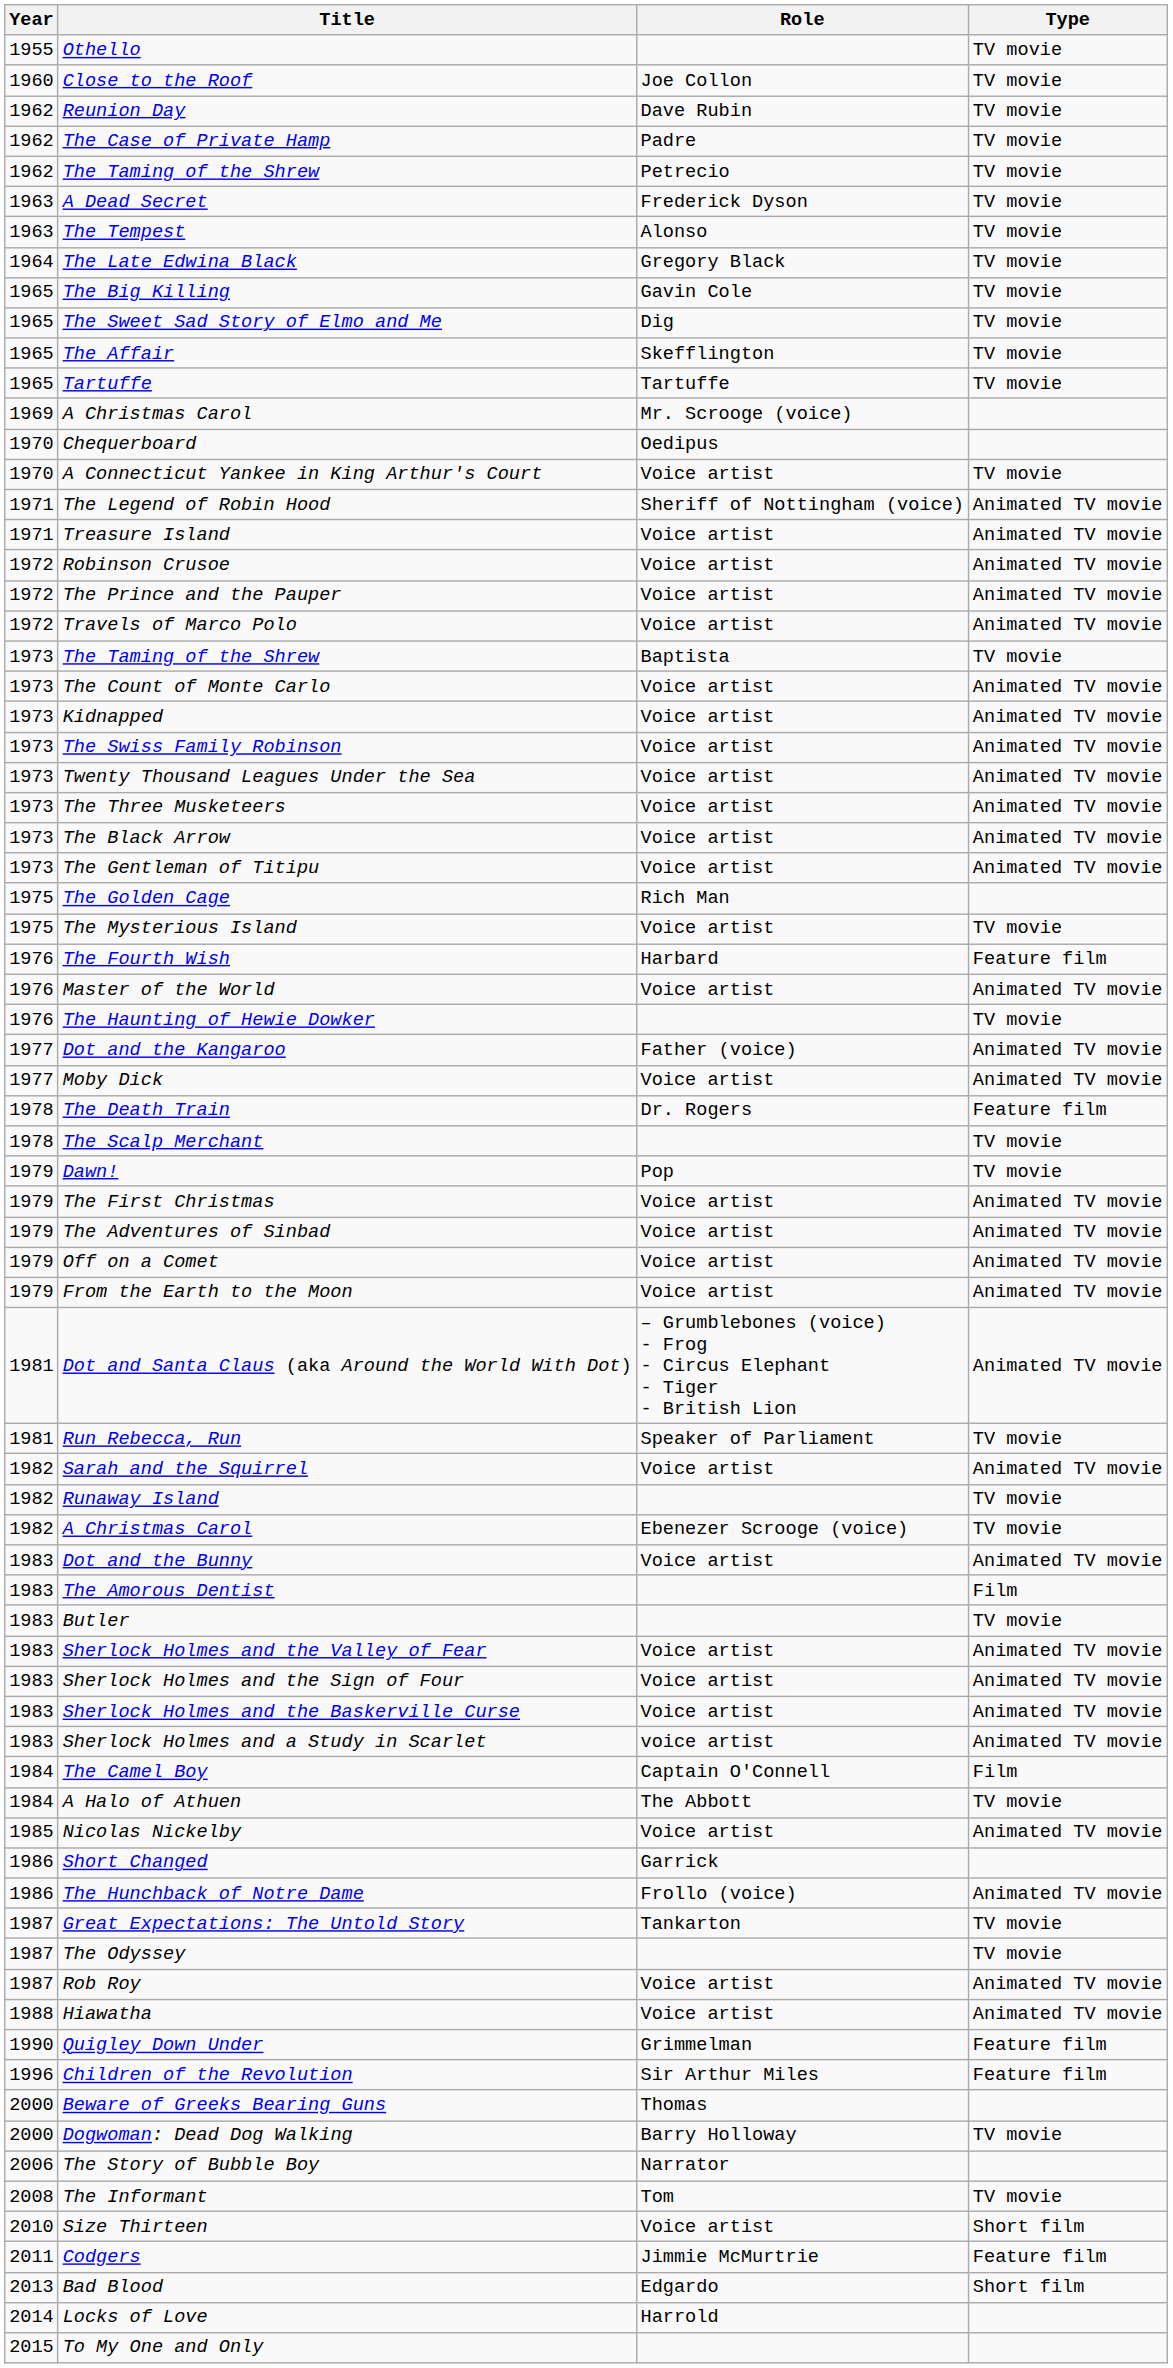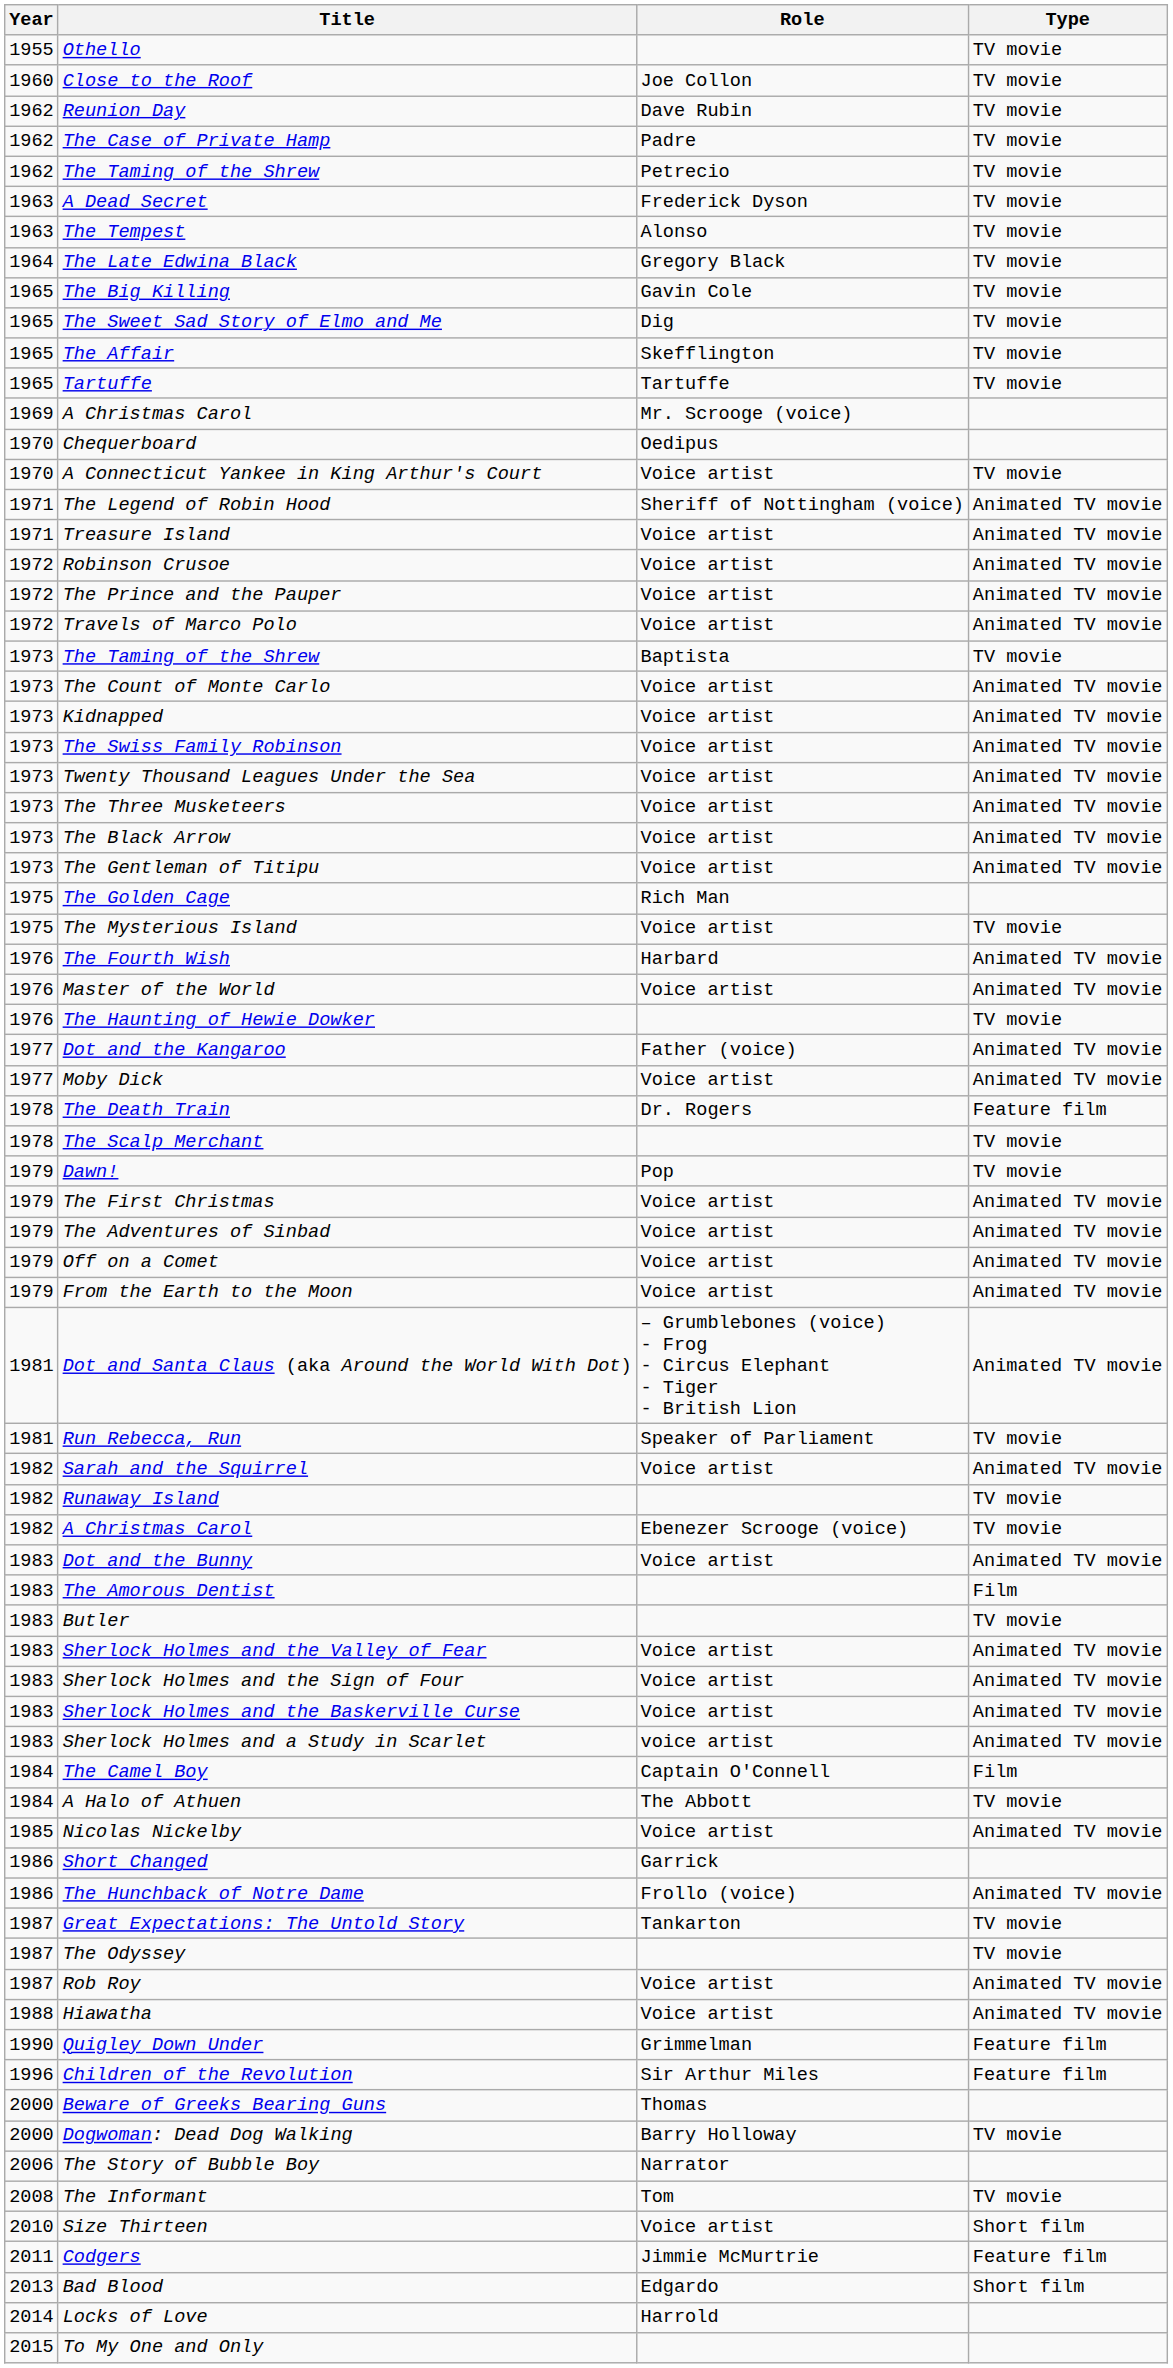(1040, 959) Feature film -> (1068, 959) Animated TV movie
